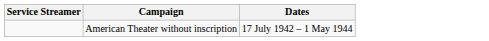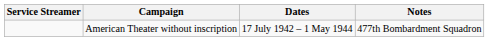+ column: (419, 12)
